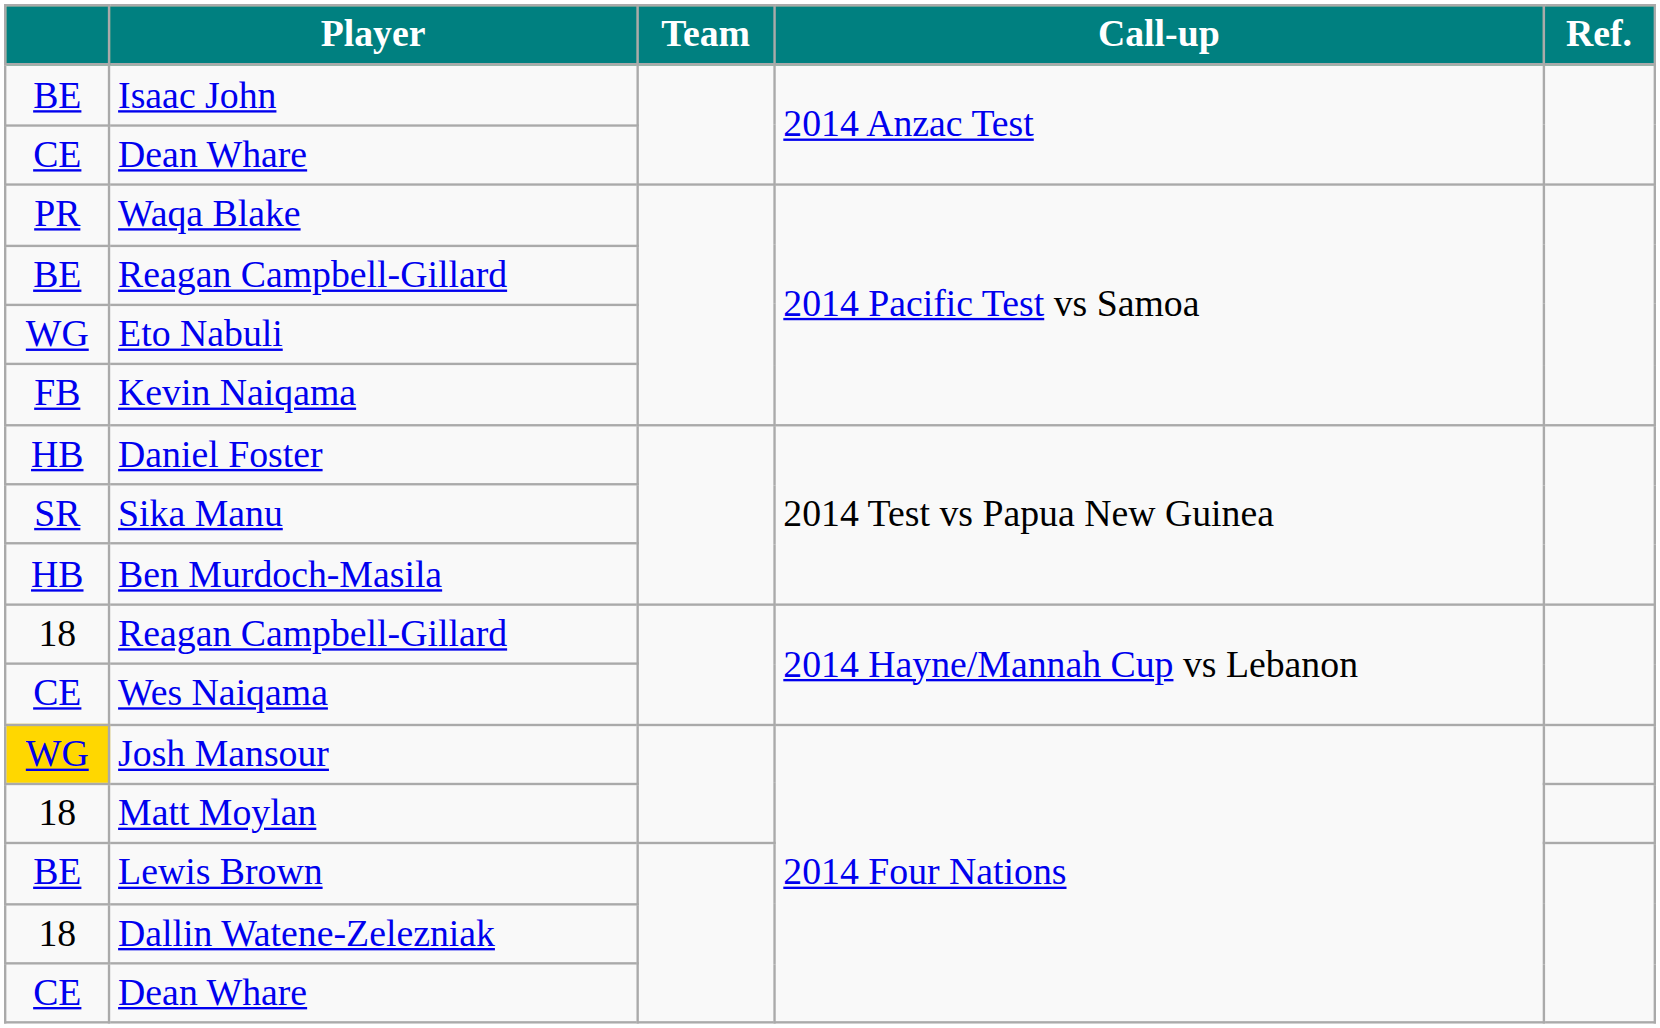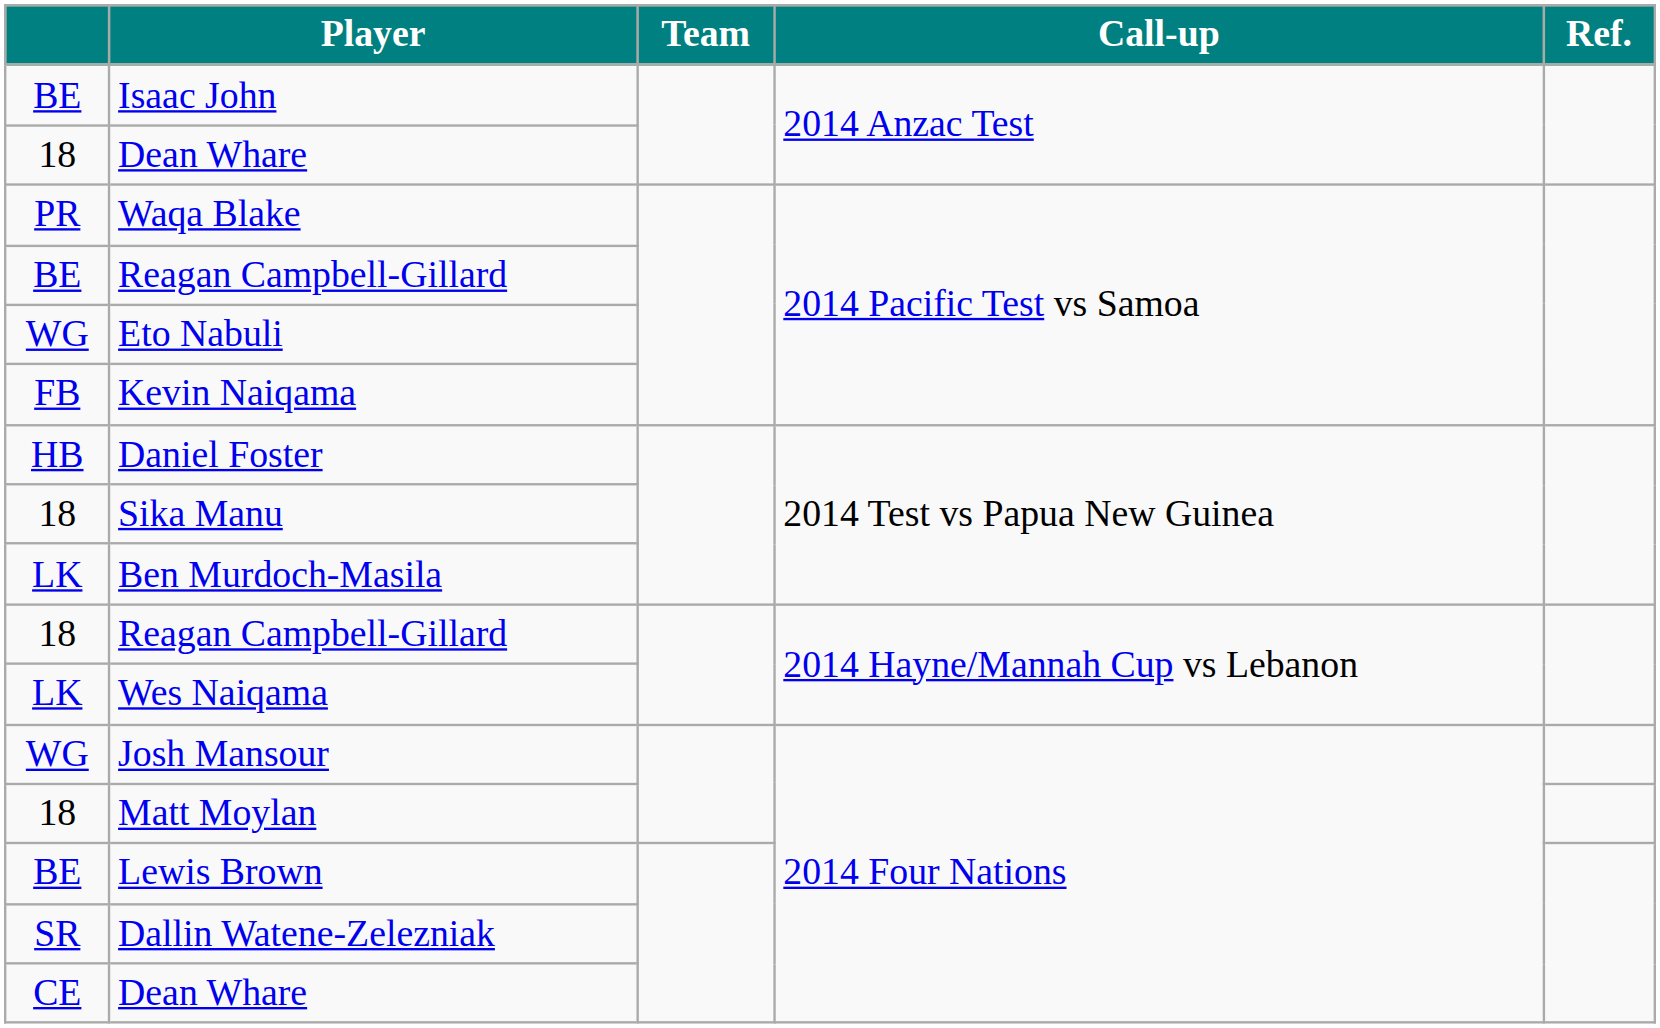(57, 154) CE -> (57, 154) 18
(57, 513) SR -> (57, 513) 18
(57, 573) HB -> (57, 573) LK
(57, 693) CE -> (57, 693) LK
(57, 753) gold background -> (57, 753) no background
(57, 932) 18 -> (57, 932) SR
